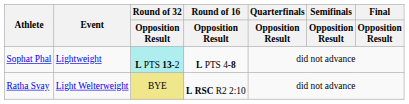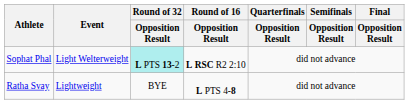(79, 60) Lightweight -> (92, 60) Light Welterweight
(216, 65) L PTS 4-8 -> (216, 65) L RSC R2 2:10
(92, 86) Light Welterweight -> (79, 86) Lightweight
(157, 86) khaki background -> (157, 86) no background
(216, 92) L RSC R2 2:10 -> (216, 92) L PTS 4-8
